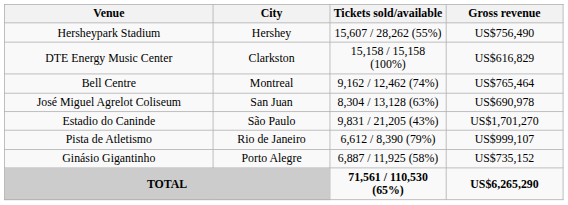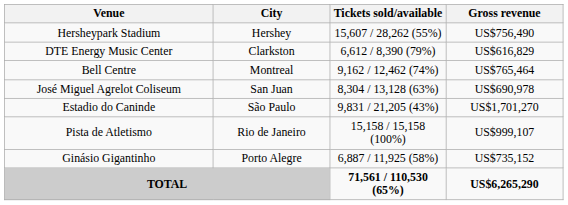(388, 58) 15,158 / 15,158 (100%) -> (388, 51) 6,612 / 8,390 (79%)
(388, 139) 6,612 / 8,390 (79%) -> (388, 133) 15,158 / 15,158 (100%)
